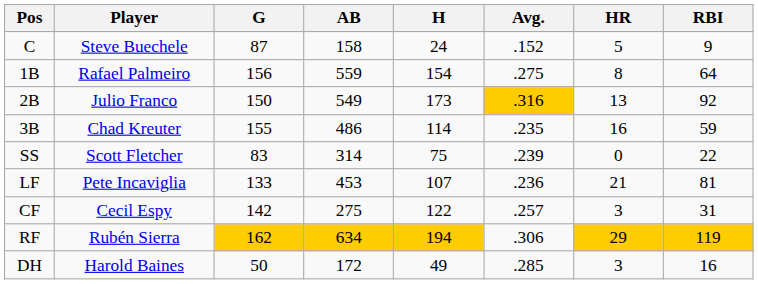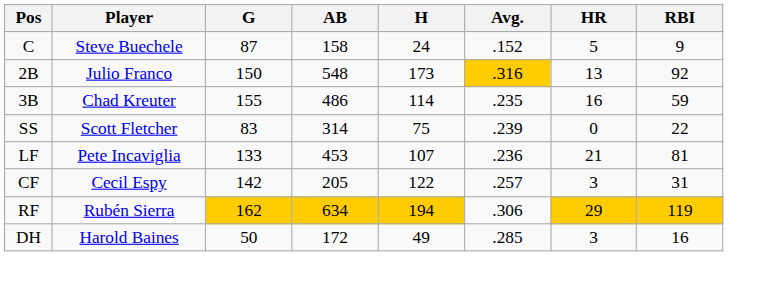- row: (29, 73)
(349, 100) 549 -> (335, 73) 548
(349, 210) 275 -> (335, 182) 205
